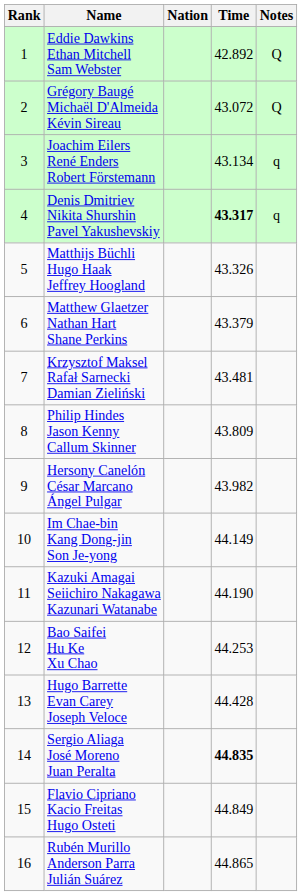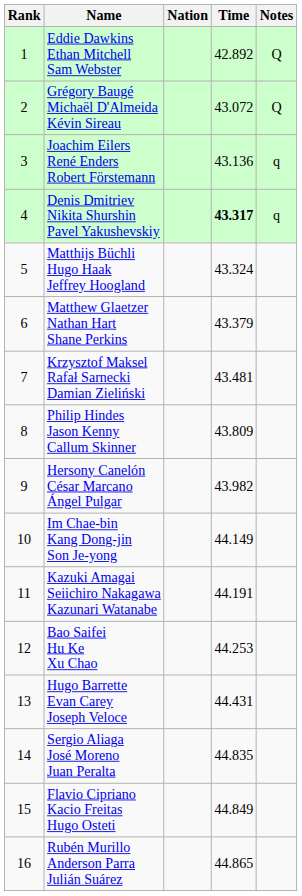(234, 161) 43.134 -> (234, 161) 43.136
(234, 269) 43.326 -> (234, 269) 43.324
(234, 593) 44.190 -> (234, 593) 44.191
(234, 701) 44.428 -> (234, 701) 44.431
(234, 755) bold -> (234, 755) normal
